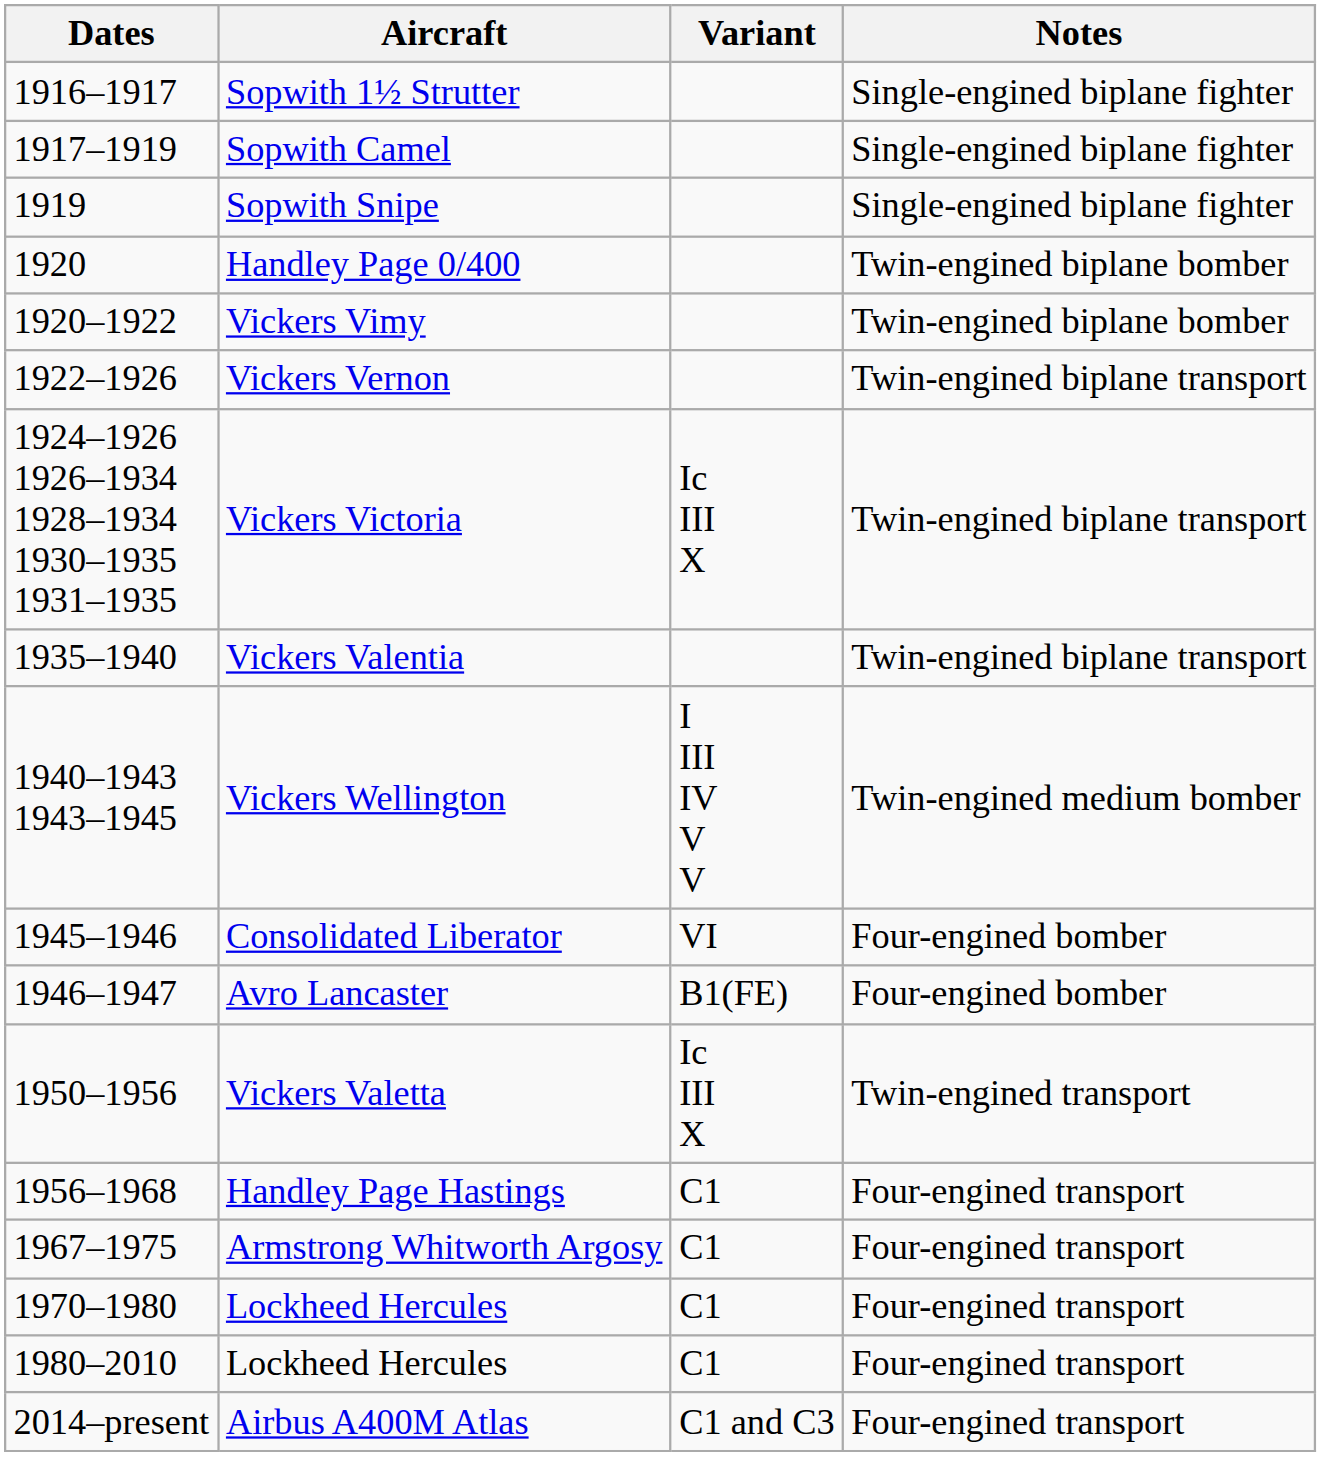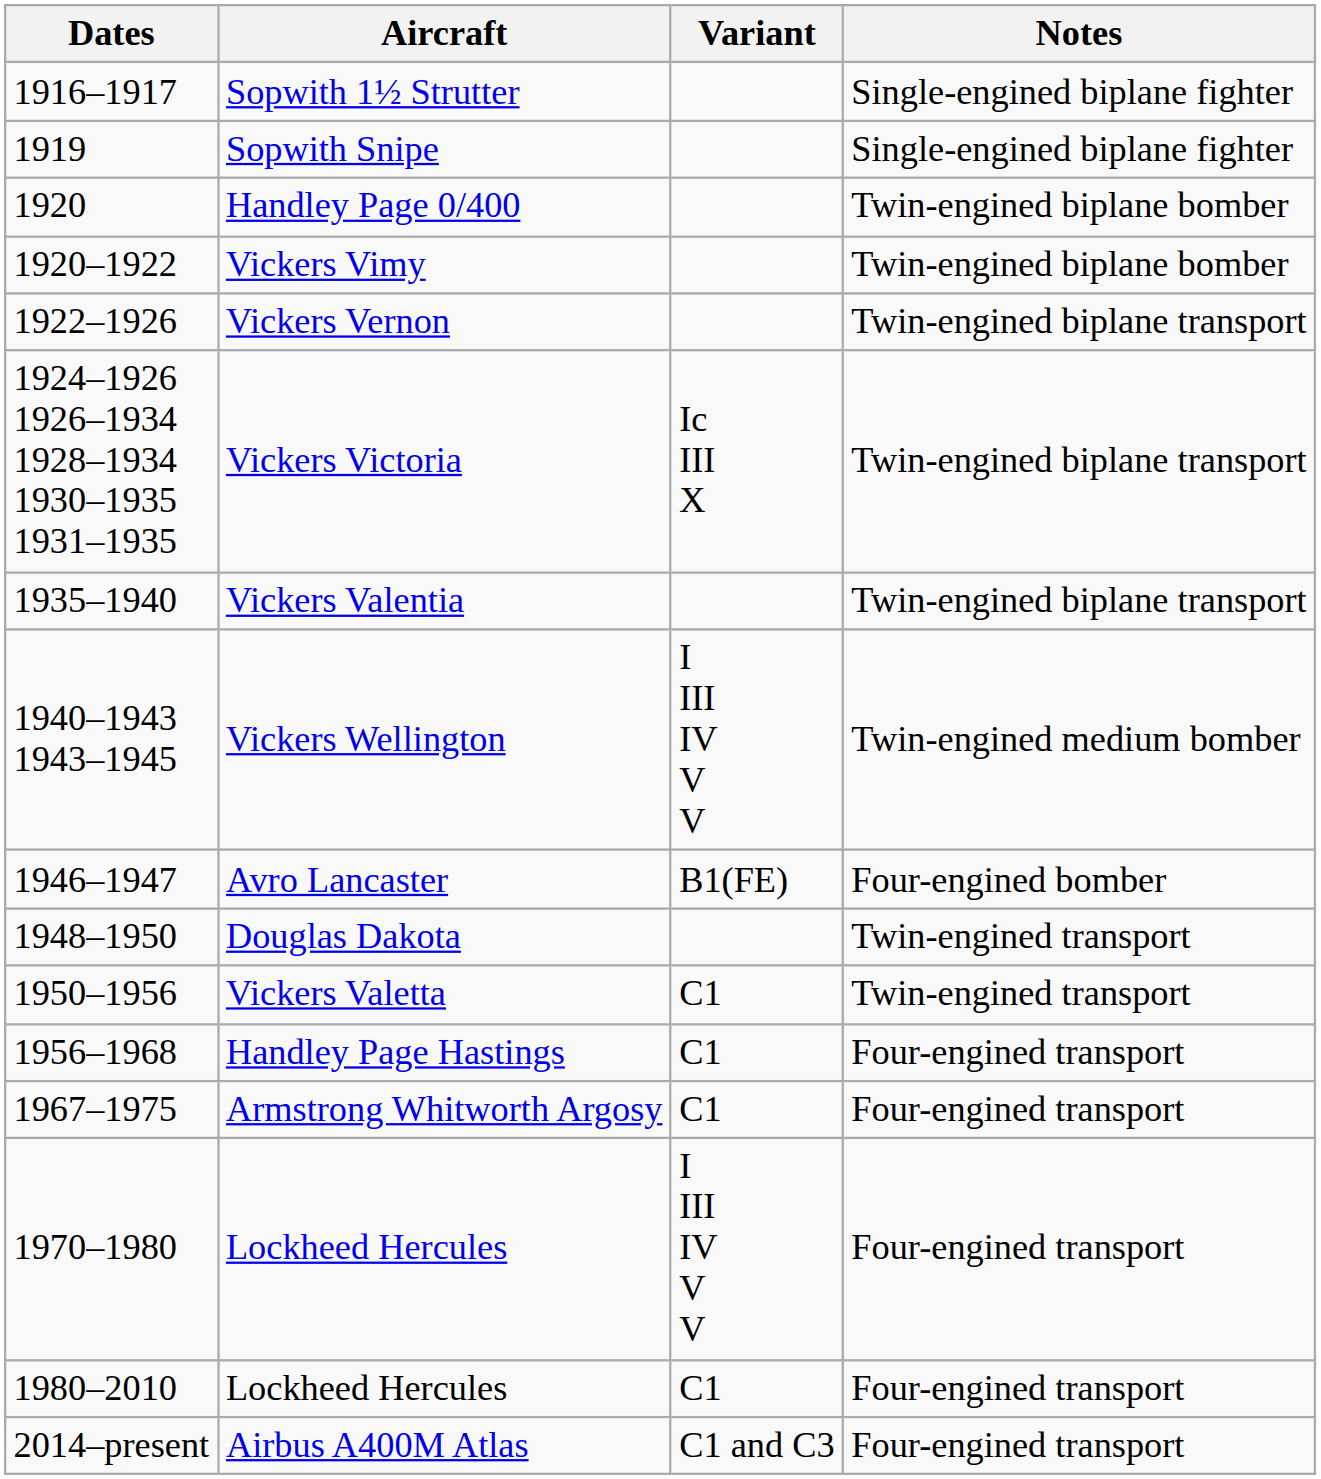- row: (95, 148)
- row: (95, 936)
+ row: (95, 936)
(697, 1092) Ic III X -> (700, 993) C1
(700, 1305) C1 -> (698, 1248) I III IV V V
